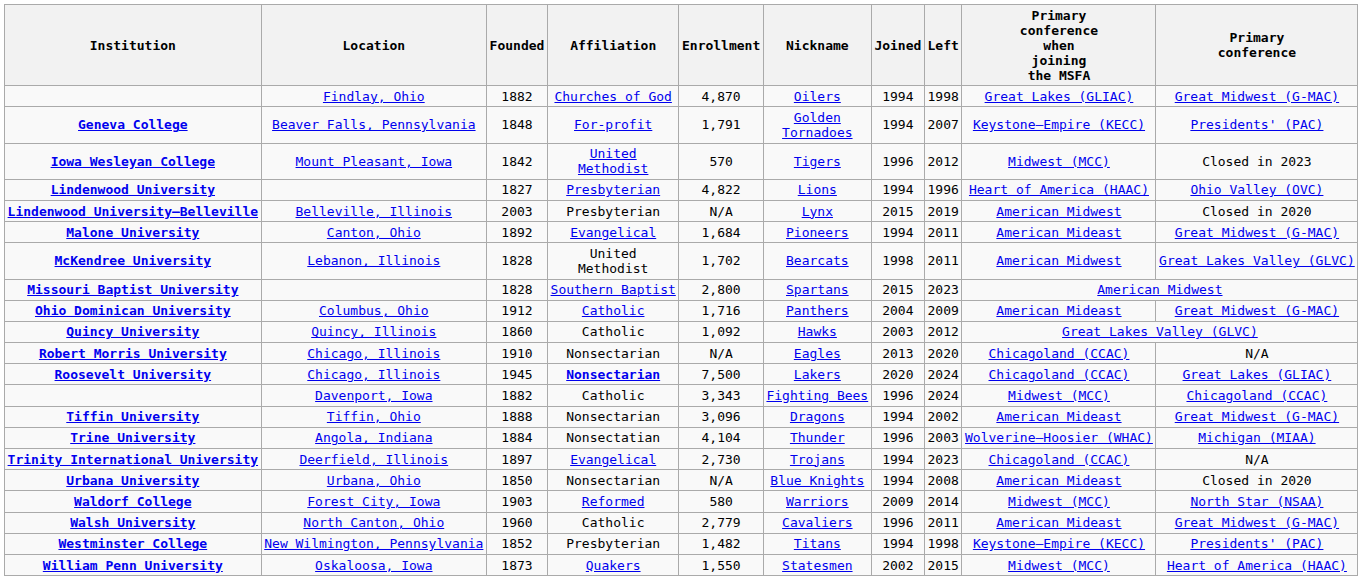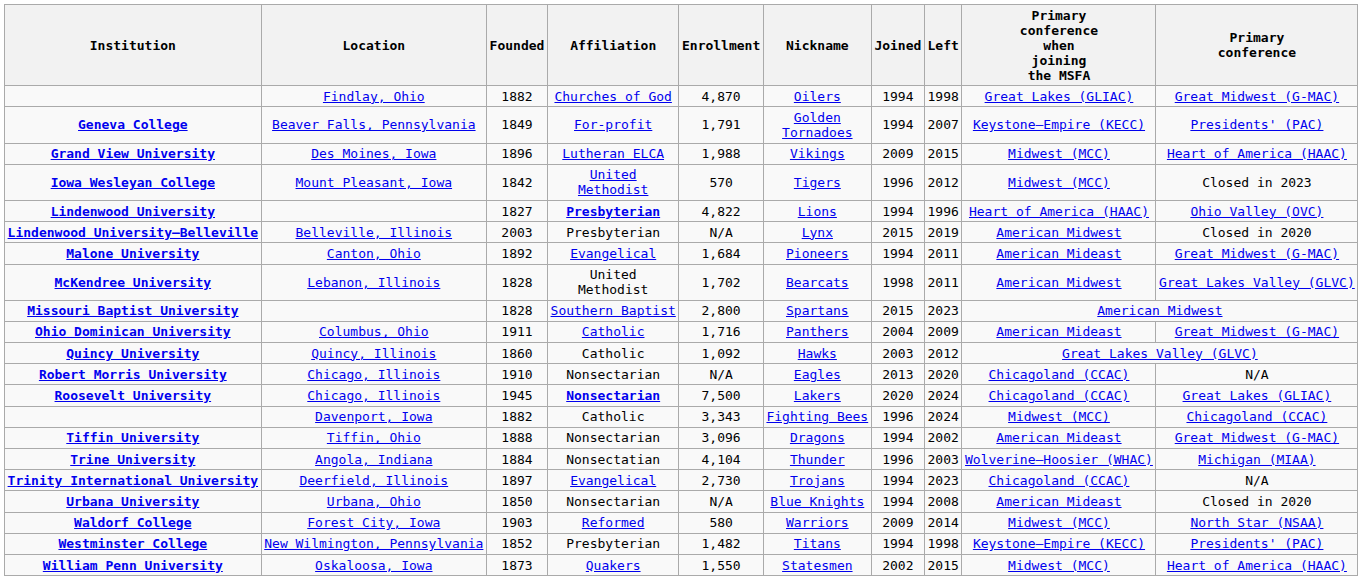(517, 125) 1848 -> (517, 125) 1849
+ row: (133, 154)
(613, 190) normal -> (613, 211) bold
(517, 311) 1912 -> (517, 332) 1911
- row: (133, 523)
